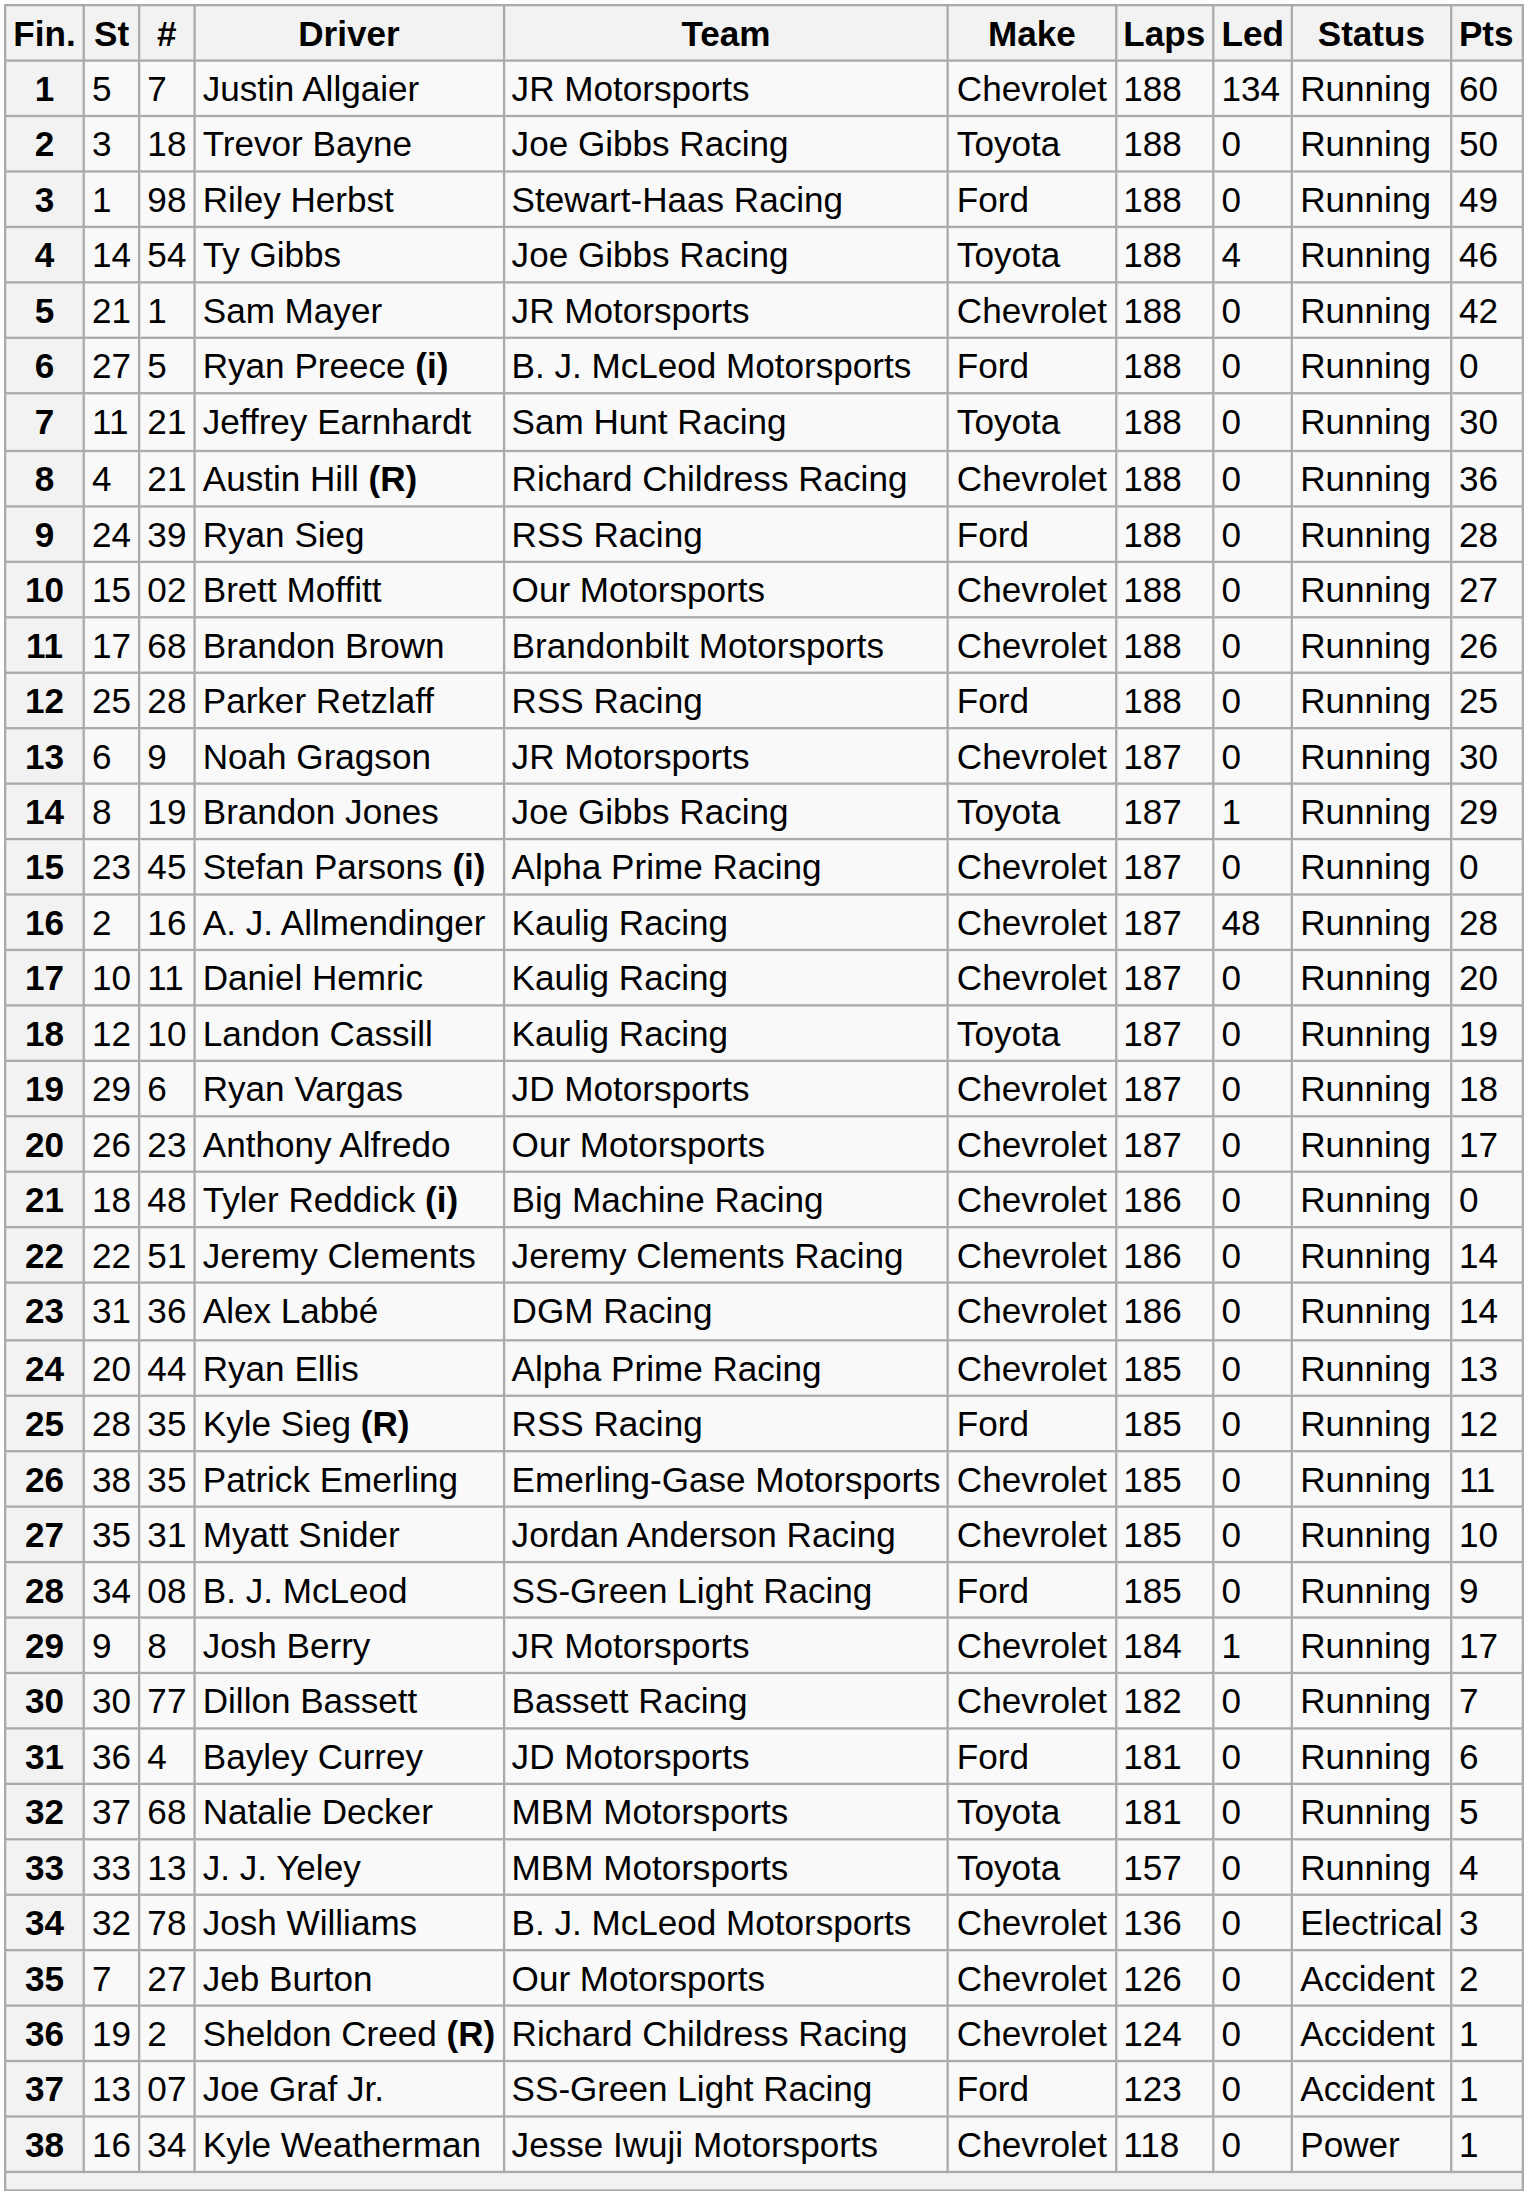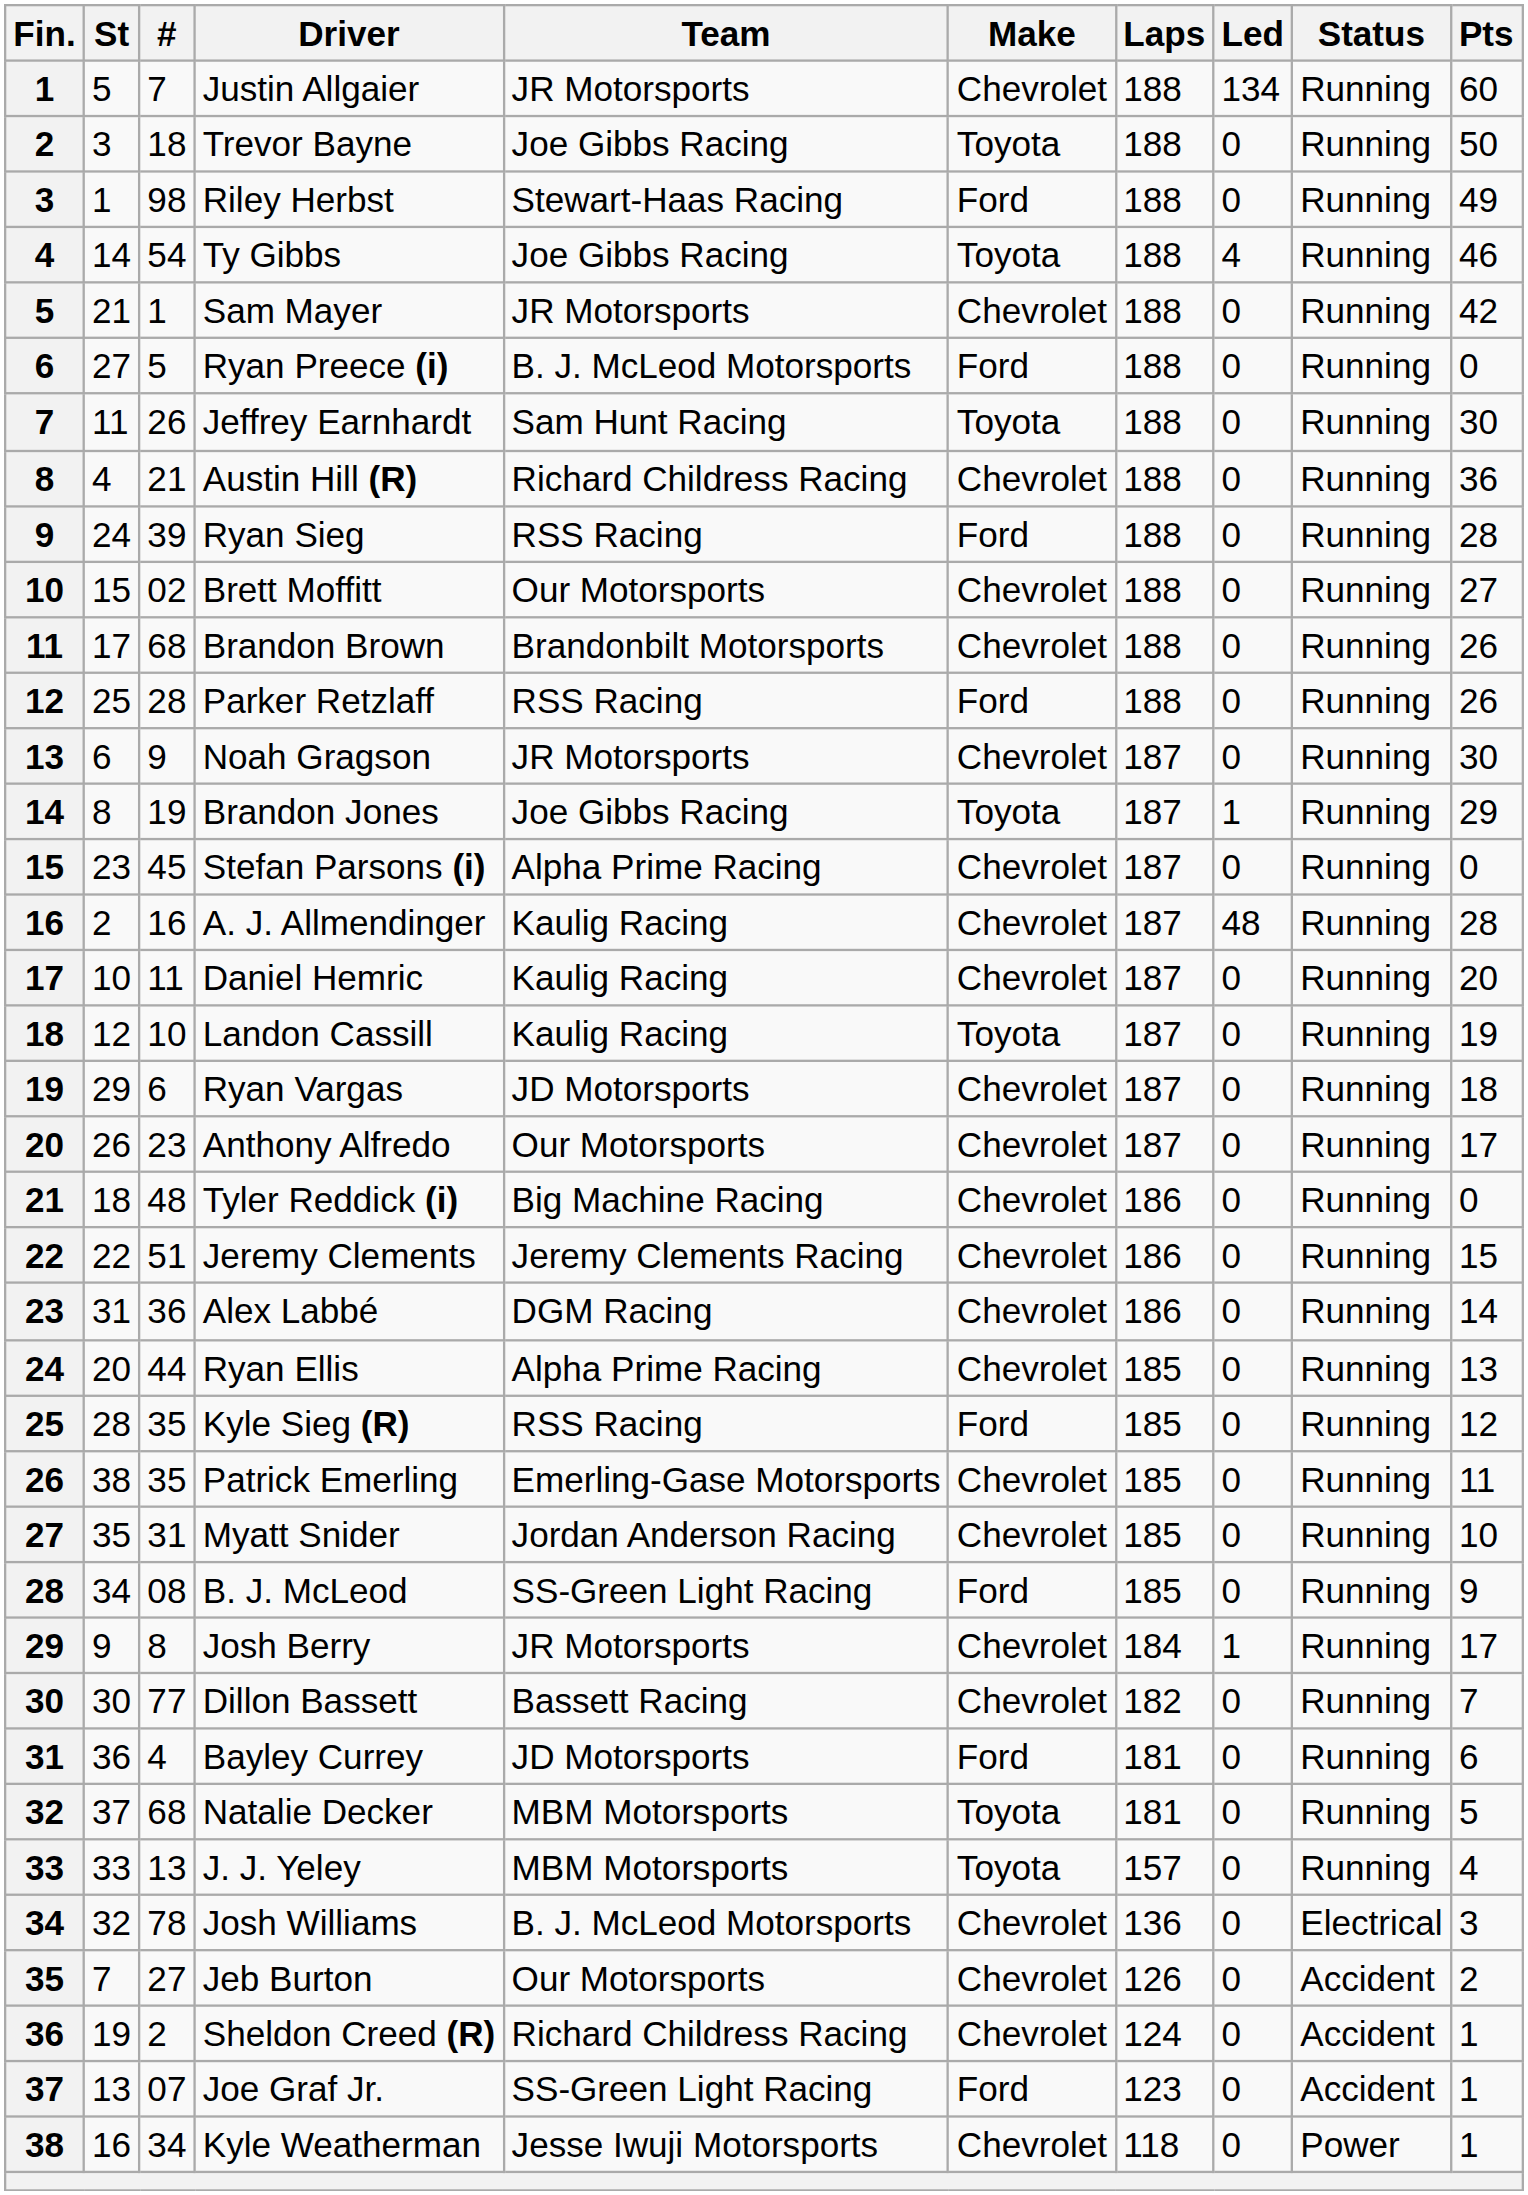(167, 422) 21 -> (167, 422) 26
(1478, 700) 25 -> (1478, 700) 26
(1478, 1256) 14 -> (1478, 1256) 15
